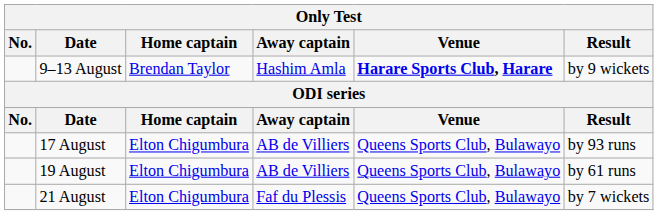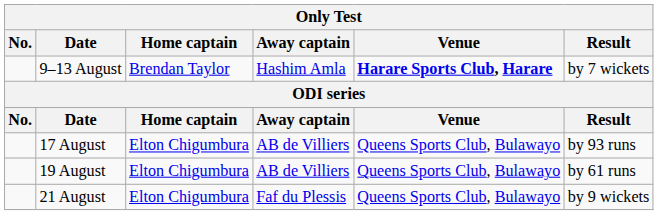(609, 68) by 9 wickets -> (609, 68) by 7 wickets
(609, 196) by 7 wickets -> (609, 196) by 9 wickets
